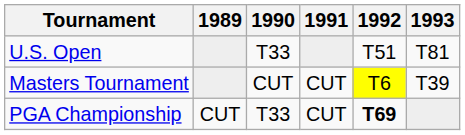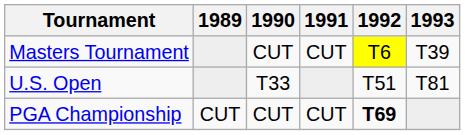rows swapped: (99, 83) <-> (55, 52)
(273, 114) T33 -> (273, 114) CUT
